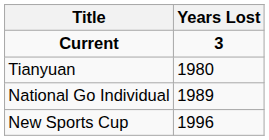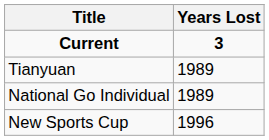(195, 69) 1980 -> (195, 69) 1989
